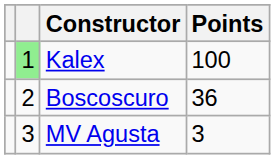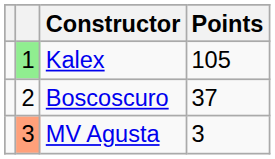(211, 60) 100 -> (211, 60) 105
(205, 97) 36 -> (205, 97) 37
(28, 134) no background -> (28, 134) lightsalmon background
